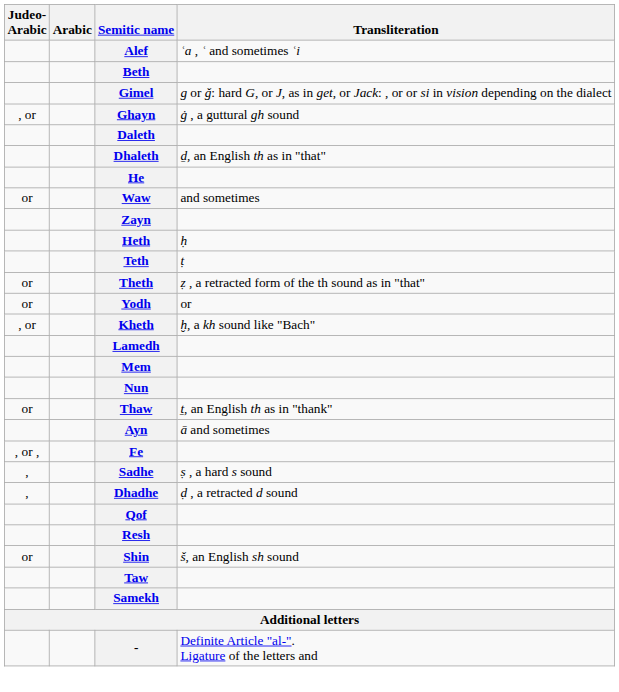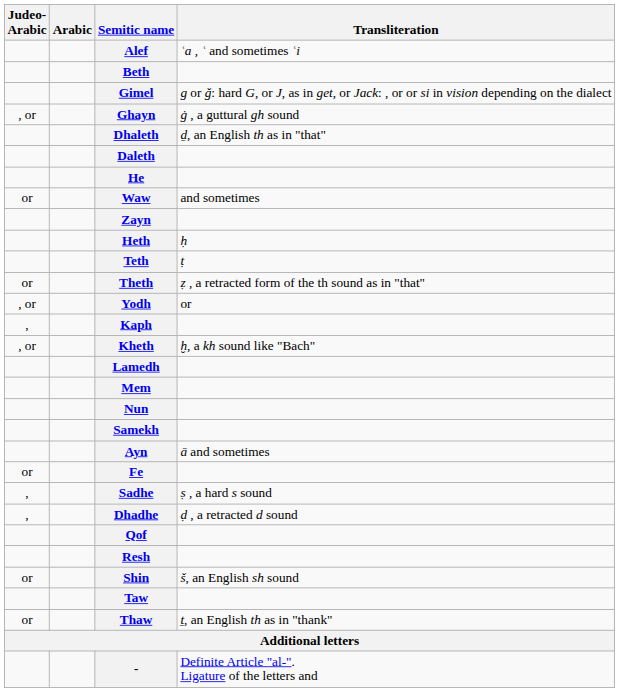rows swapped: (136, 135) <-> (136, 156)
(27, 303) or -> (27, 303) , or
+ row: (136, 324)
rows swapped: (136, 598) <-> (136, 409)
(27, 451) , or , -> (27, 472) or
